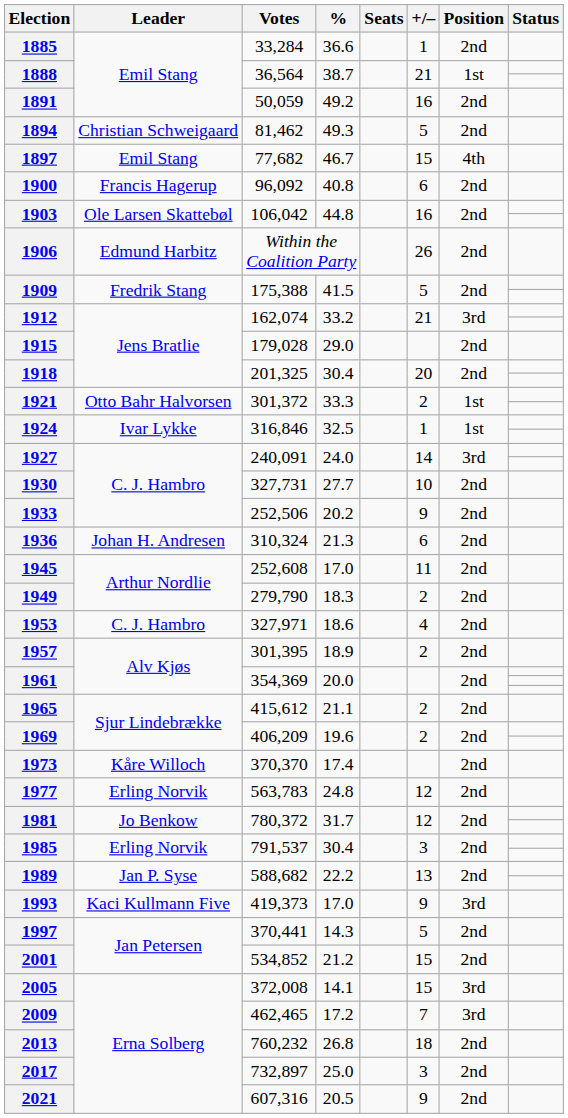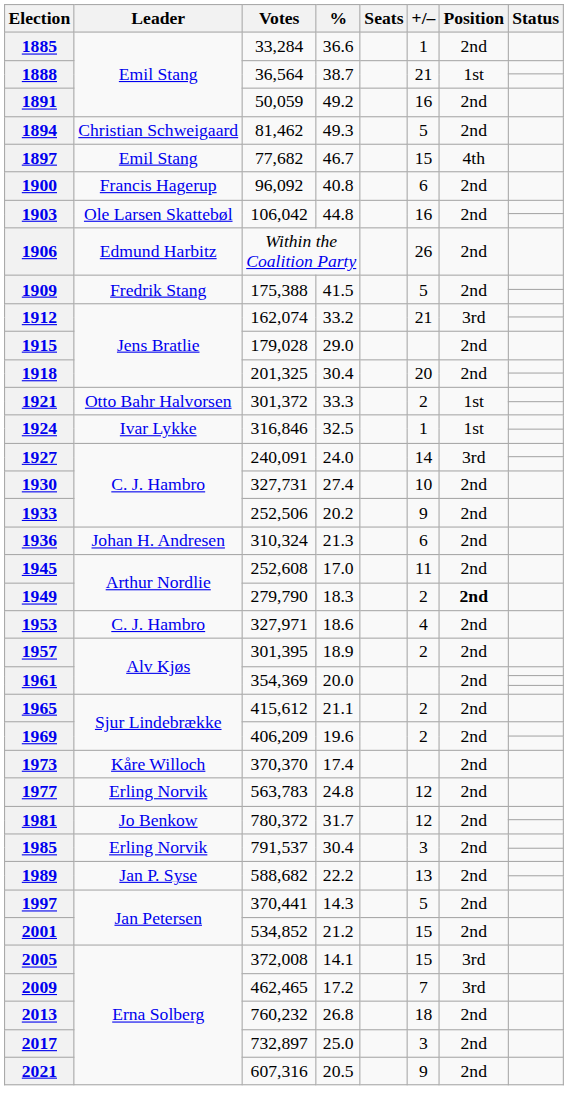(338, 484) 27.7 -> (338, 484) 27.4
(474, 596) normal -> (474, 596) bold
- row: (39, 903)
